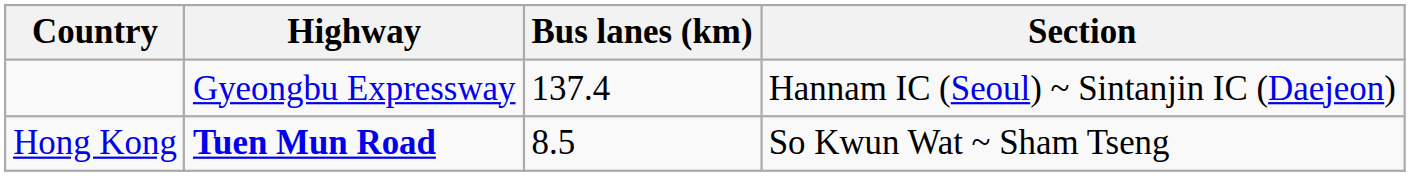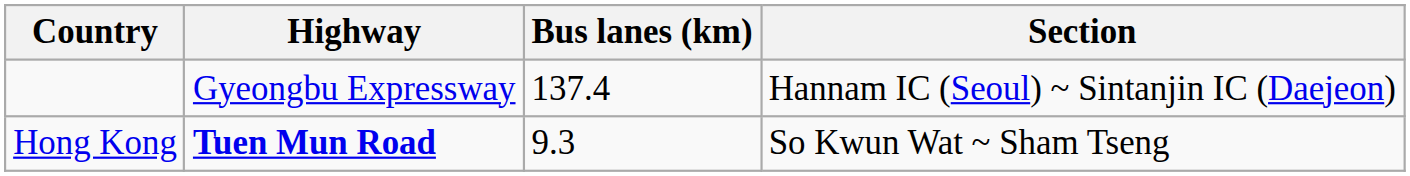(553, 142) 8.5 -> (553, 142) 9.3
